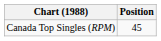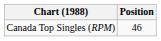(137, 28) 45 -> (137, 28) 46
